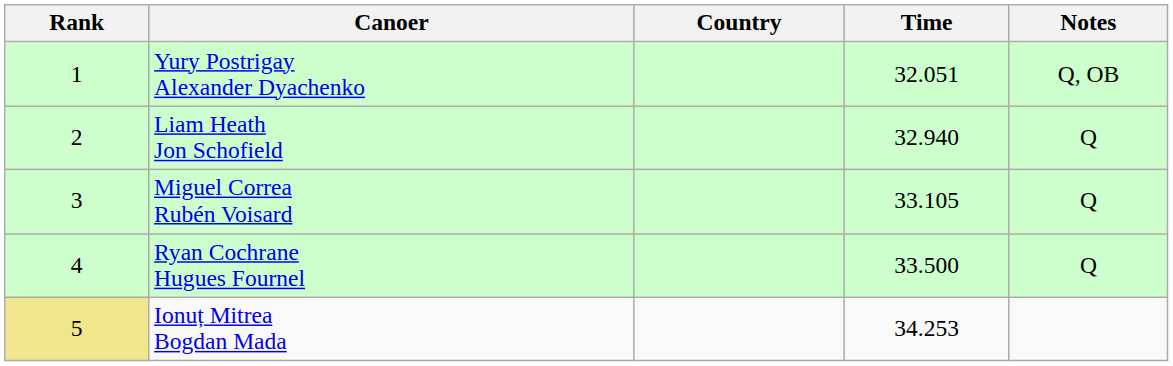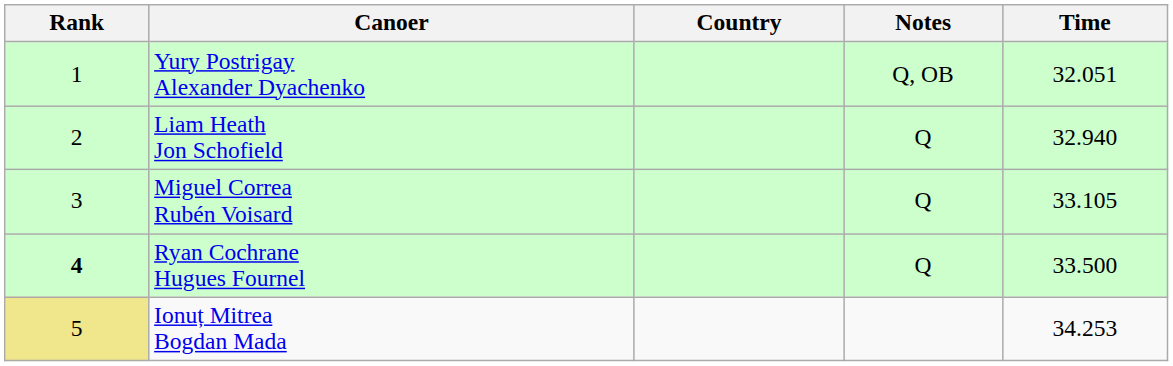columns swapped: (927, 23) <-> (1088, 23)
(77, 264) normal -> (77, 264) bold
